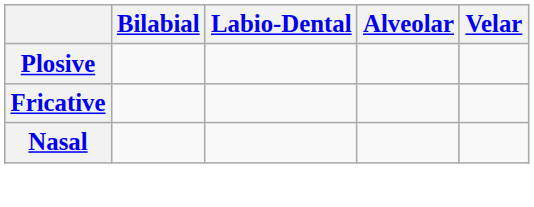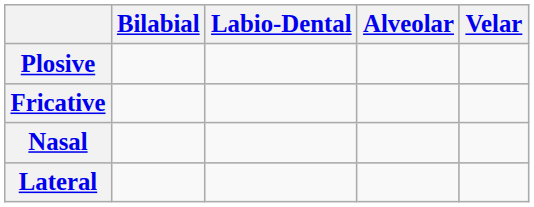+ row: (58, 181)
